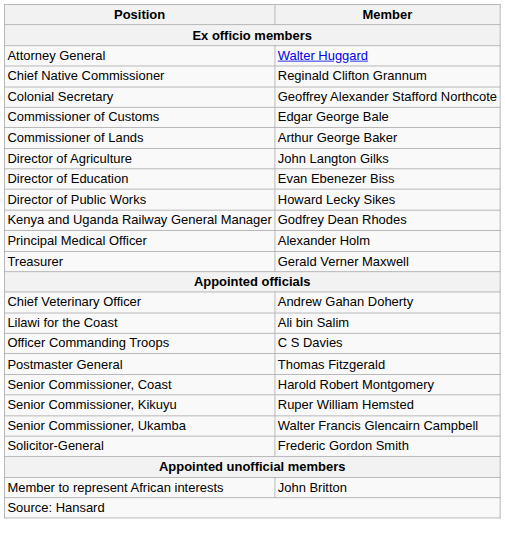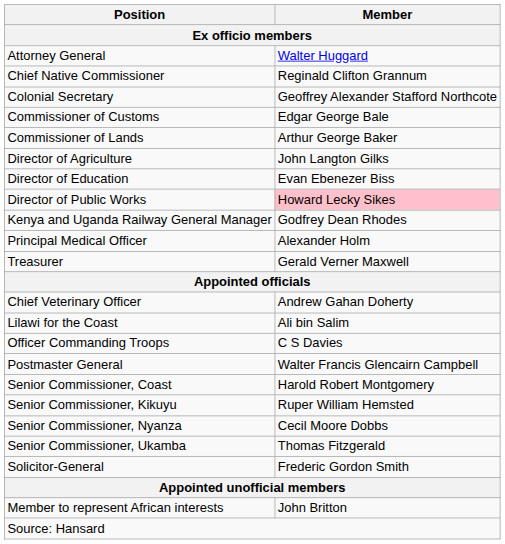(336, 199) no background -> (336, 199) pink background
(331, 364) Thomas Fitzgerald -> (378, 364) Walter Francis Glencairn Campbell
+ row: (95, 425)
(378, 425) Walter Francis Glencairn Campbell -> (331, 446) Thomas Fitzgerald
